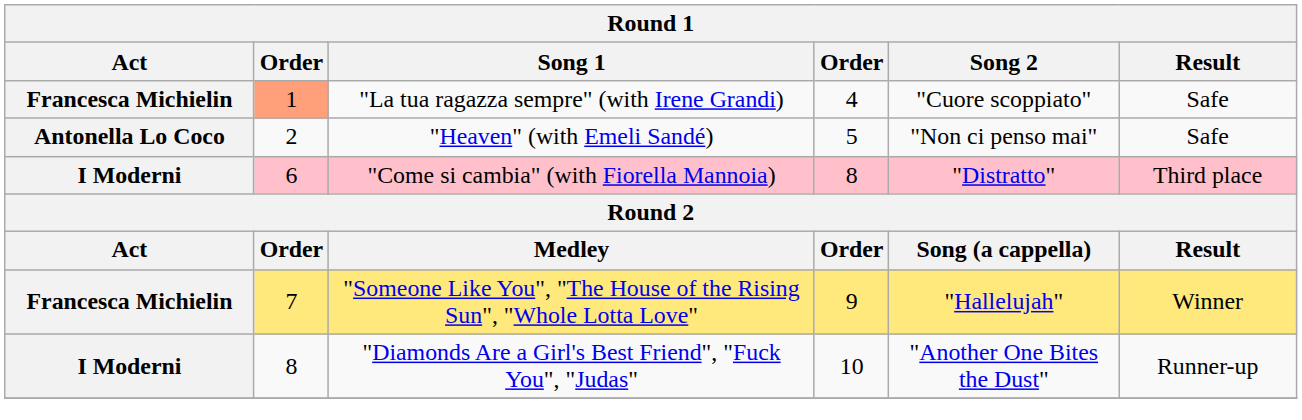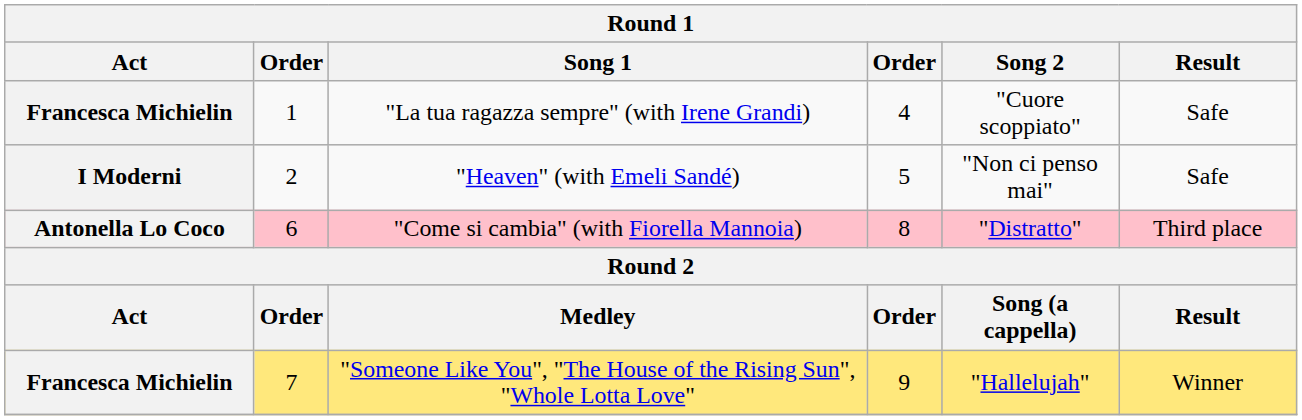(291, 99) lightsalmon background -> (291, 112) no background
(129, 136) Antonella Lo Coco -> (129, 177) I Moderni
(129, 174) I Moderni -> (129, 228) Antonella Lo Coco
- row: (572, 366)
